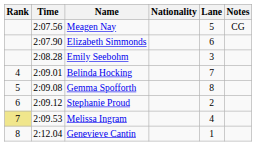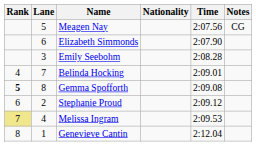columns swapped: (212, 12) <-> (48, 12)
(18, 88) normal -> (18, 88) bold
